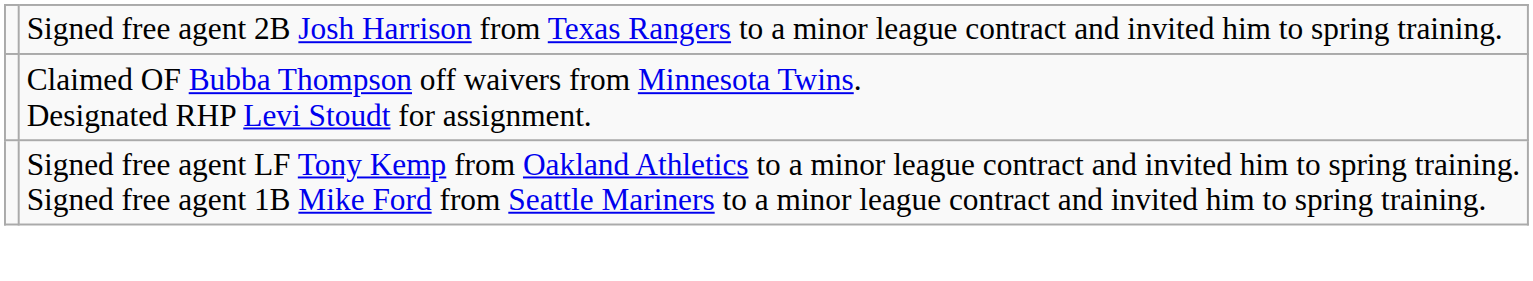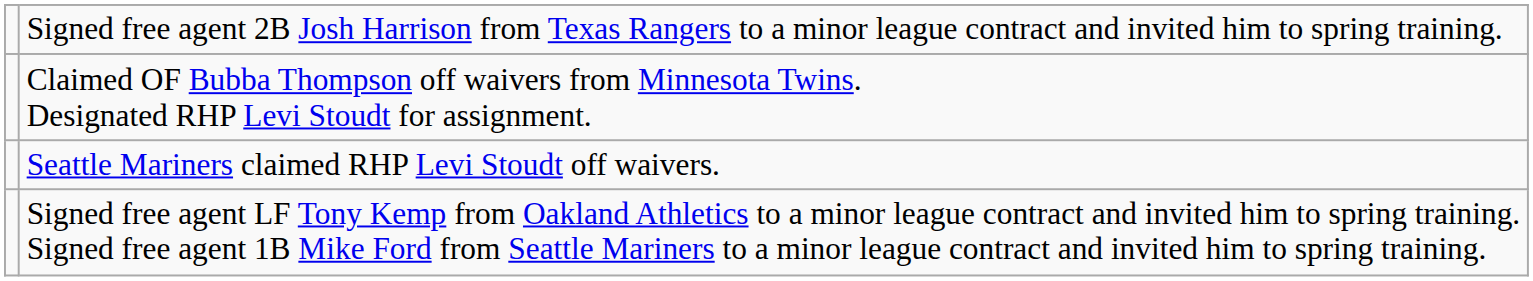+ row: (373, 164)
